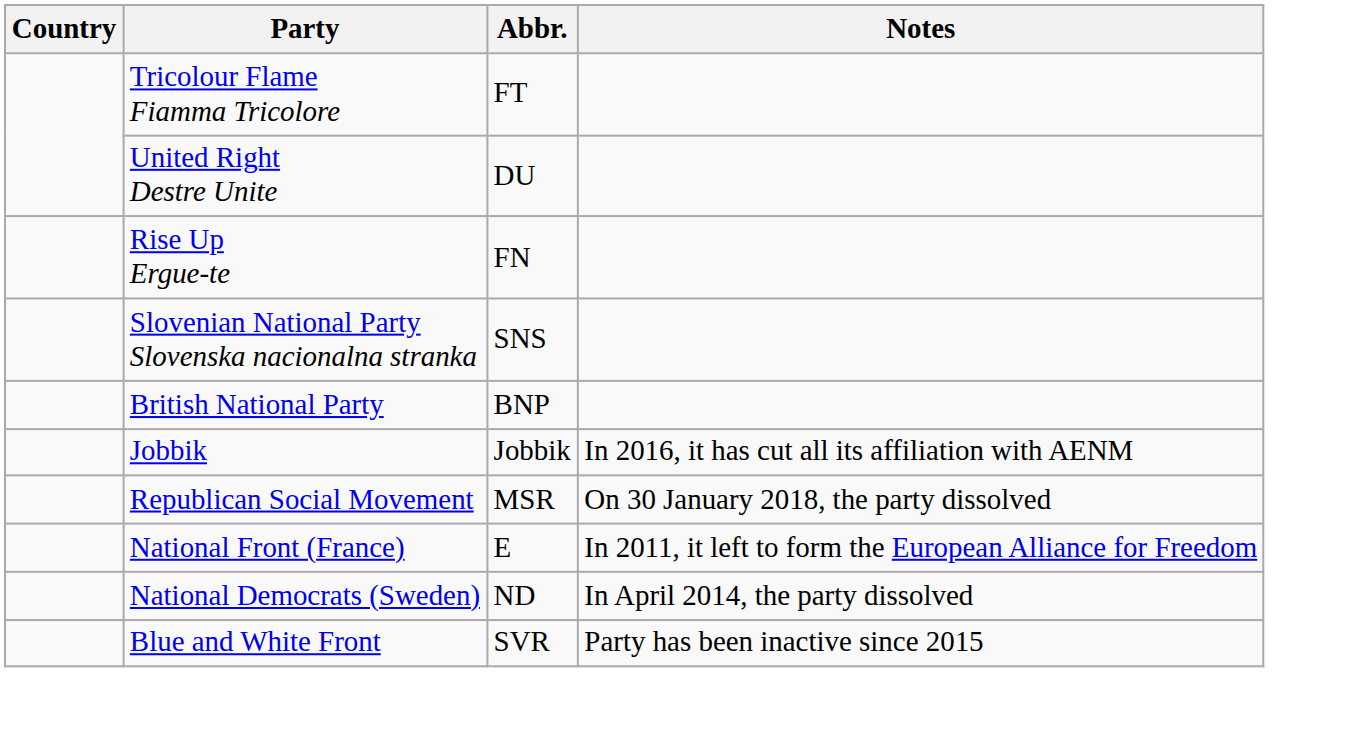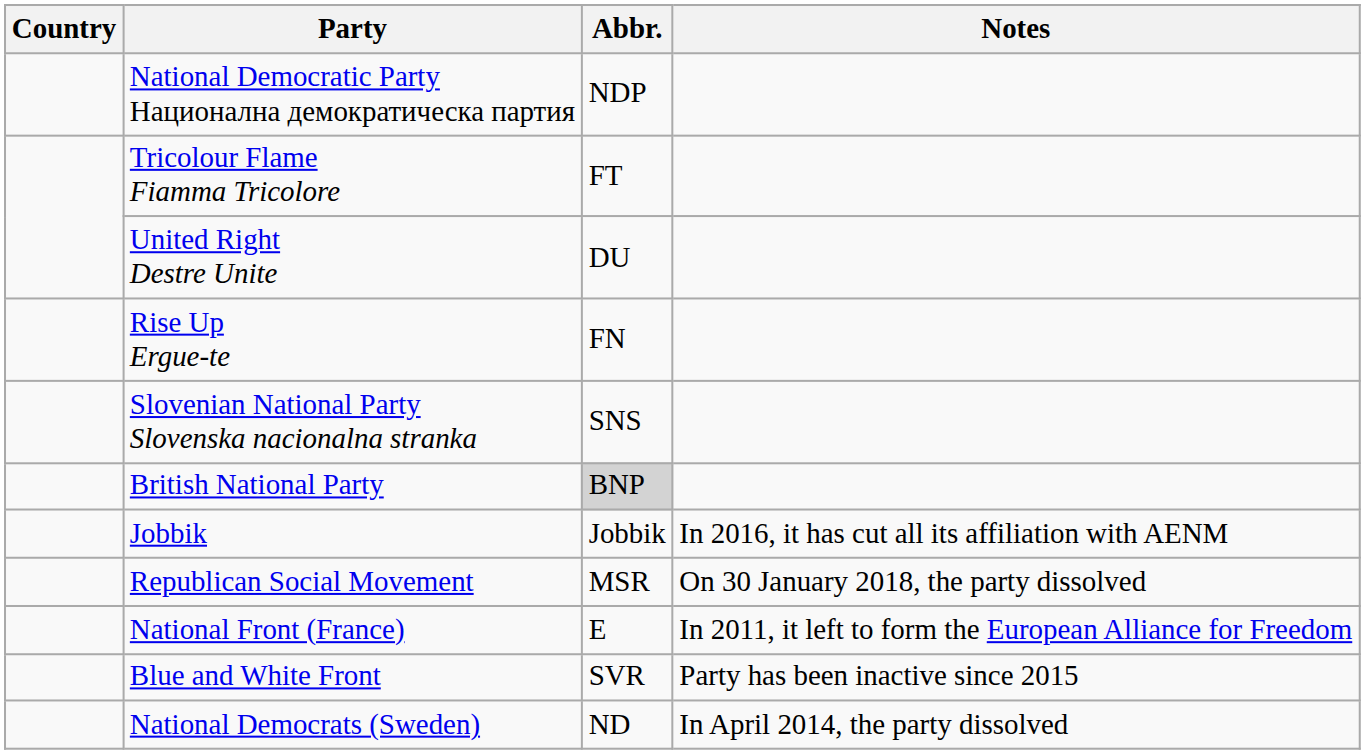+ row: (352, 93)
(522, 404) no background -> (617, 486) lightgrey background
rows swapped: (305, 595) <-> (255, 642)
